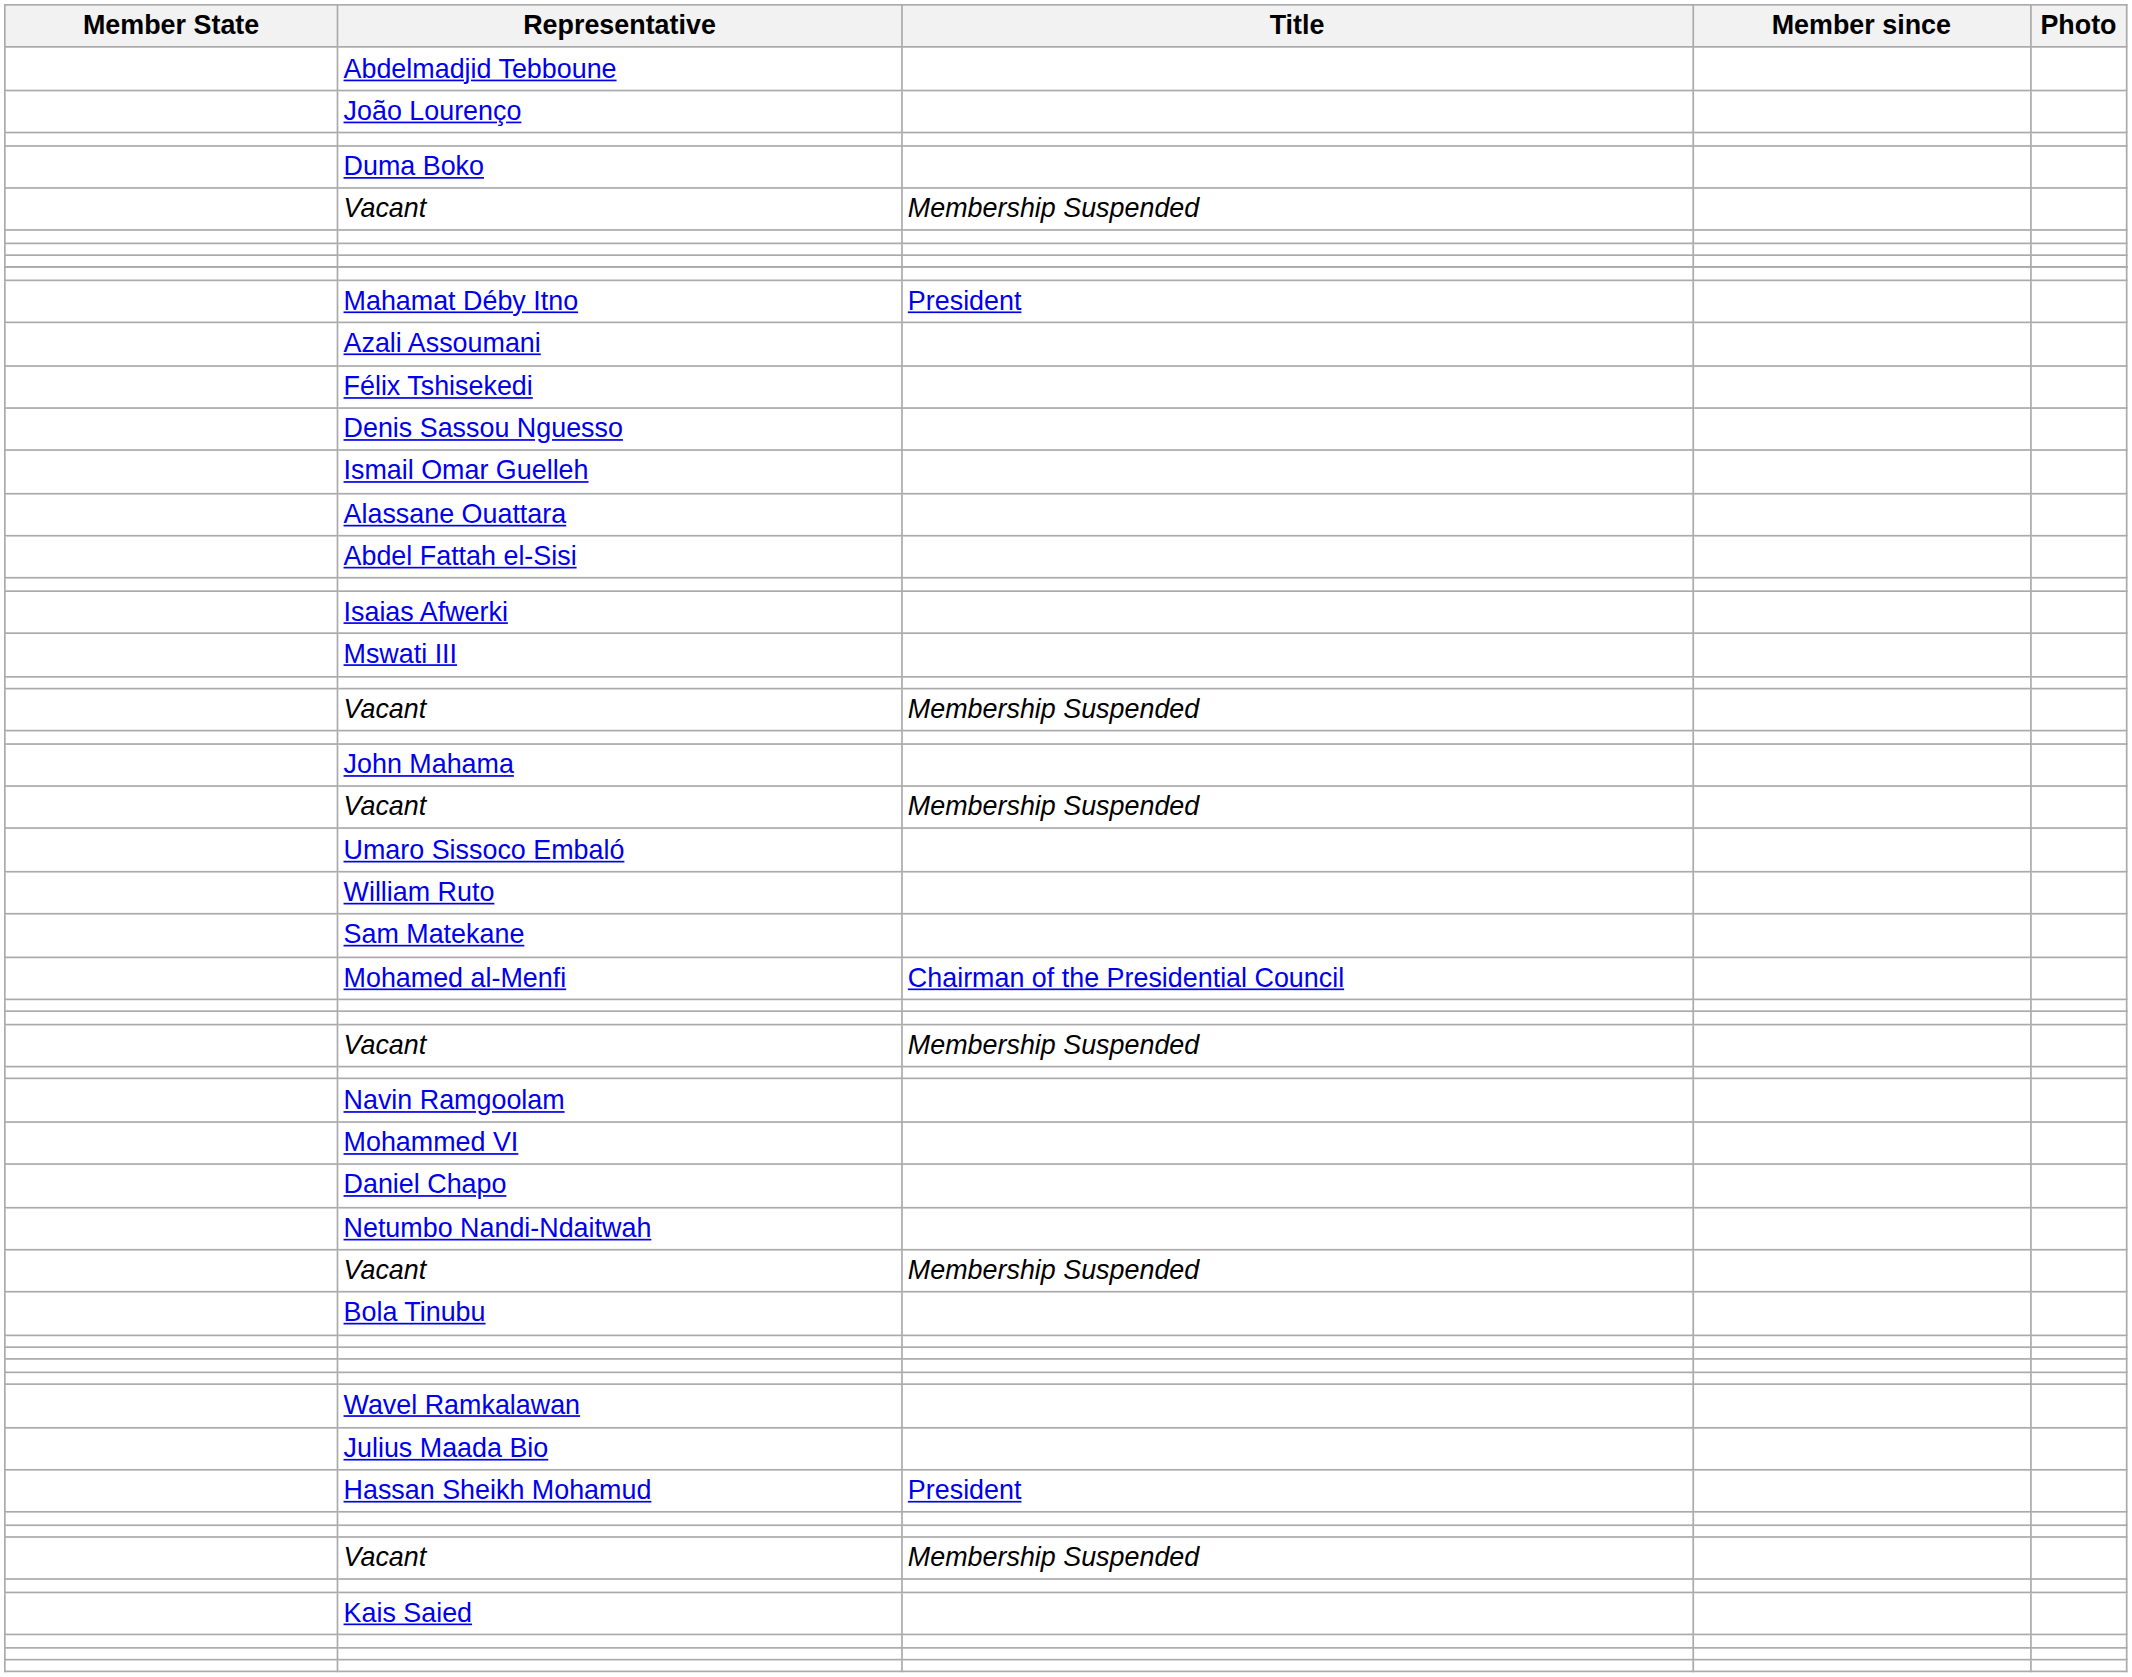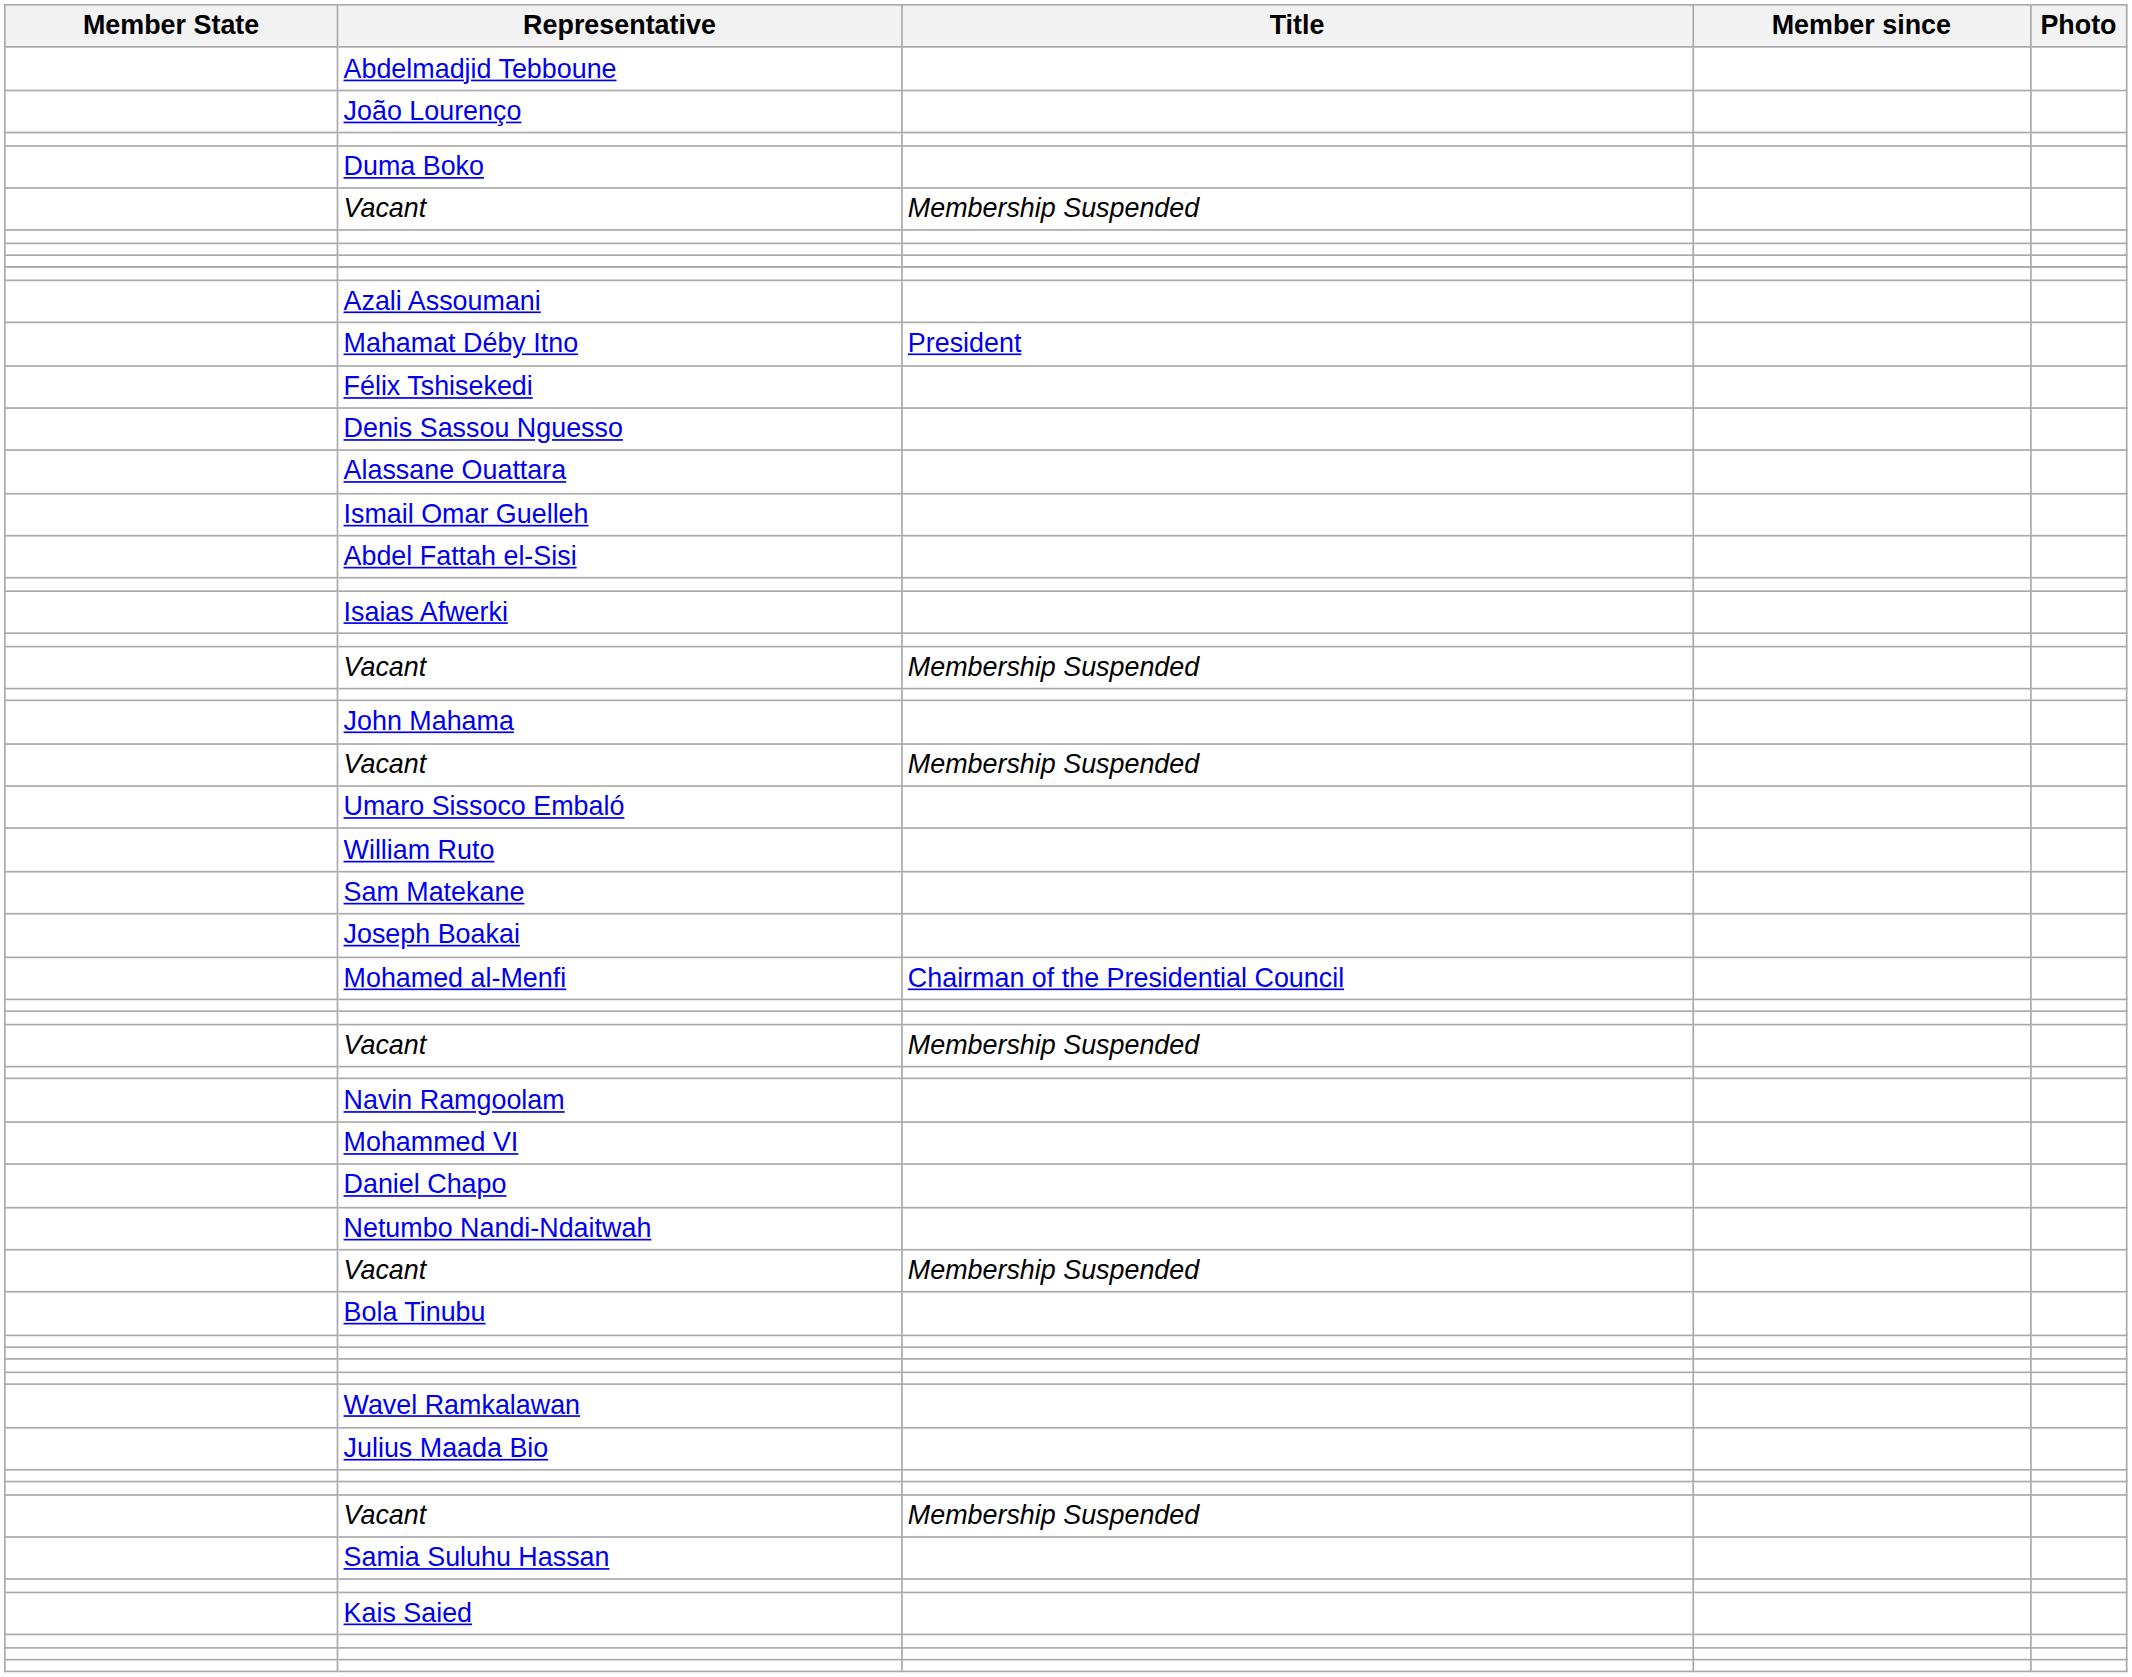rows swapped: (461, 300) <-> (442, 343)
rows swapped: (455, 514) <-> (466, 471)
- row: (400, 654)
+ row: (432, 934)
- row: (497, 1490)
+ row: (477, 1557)
